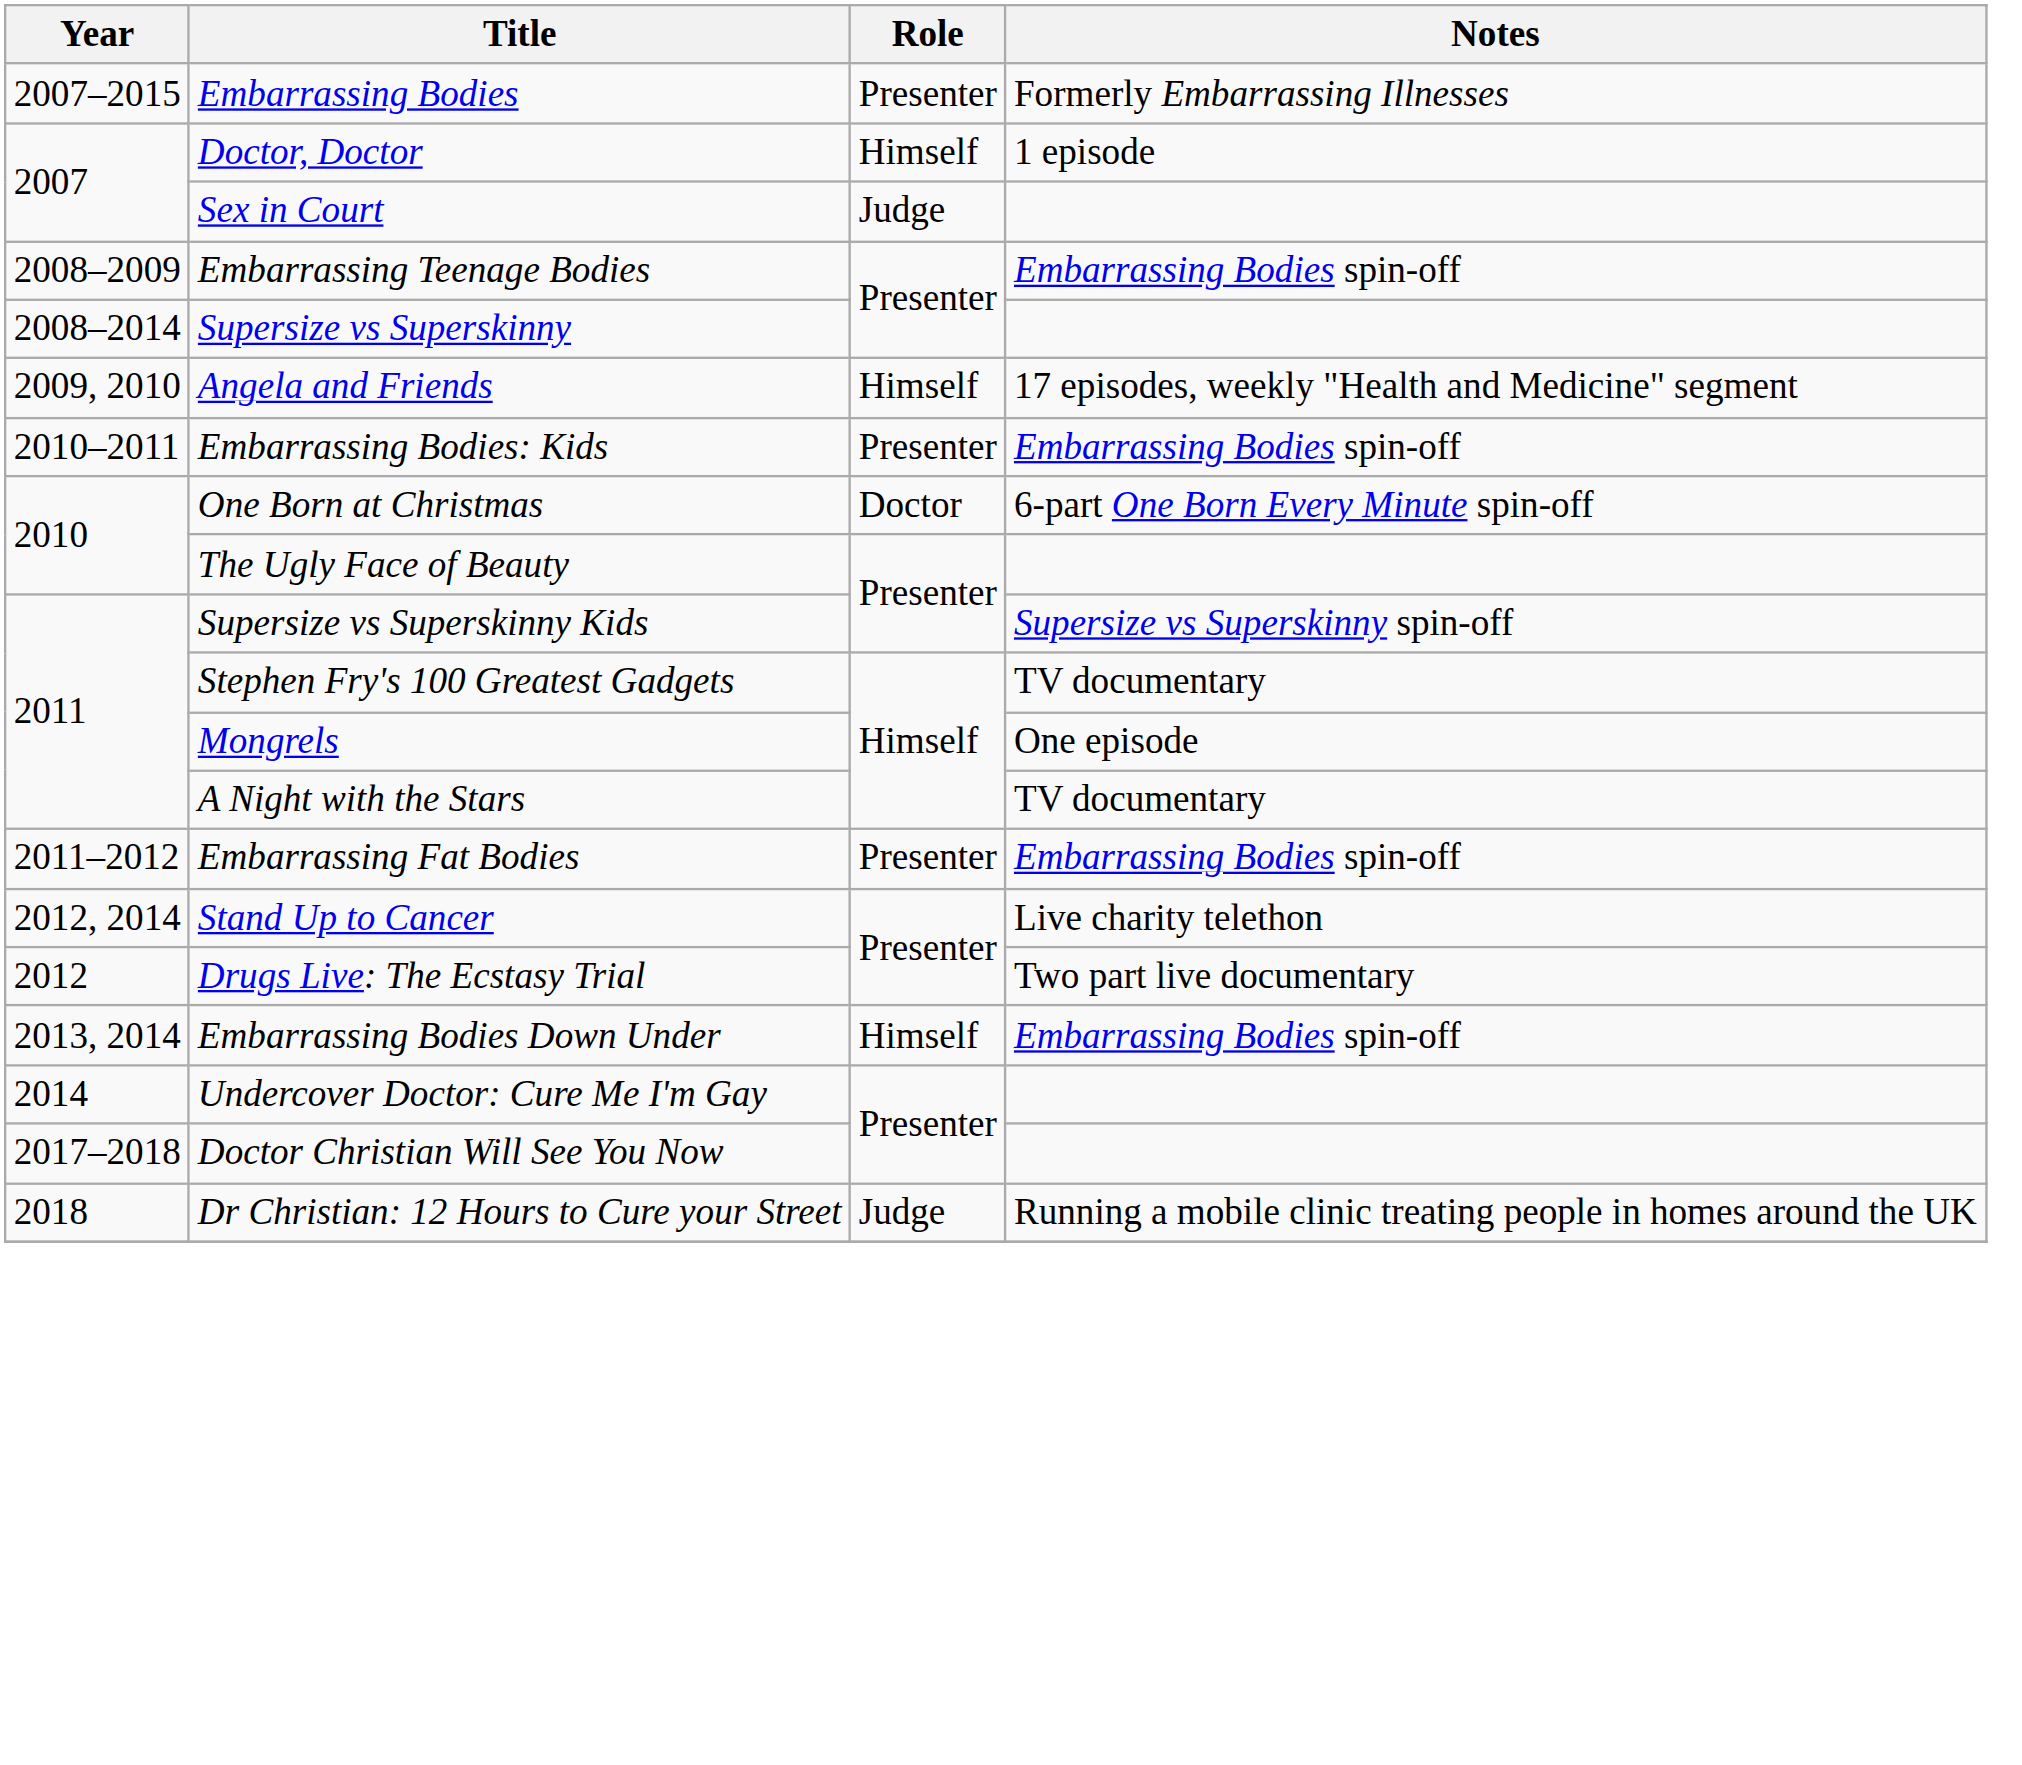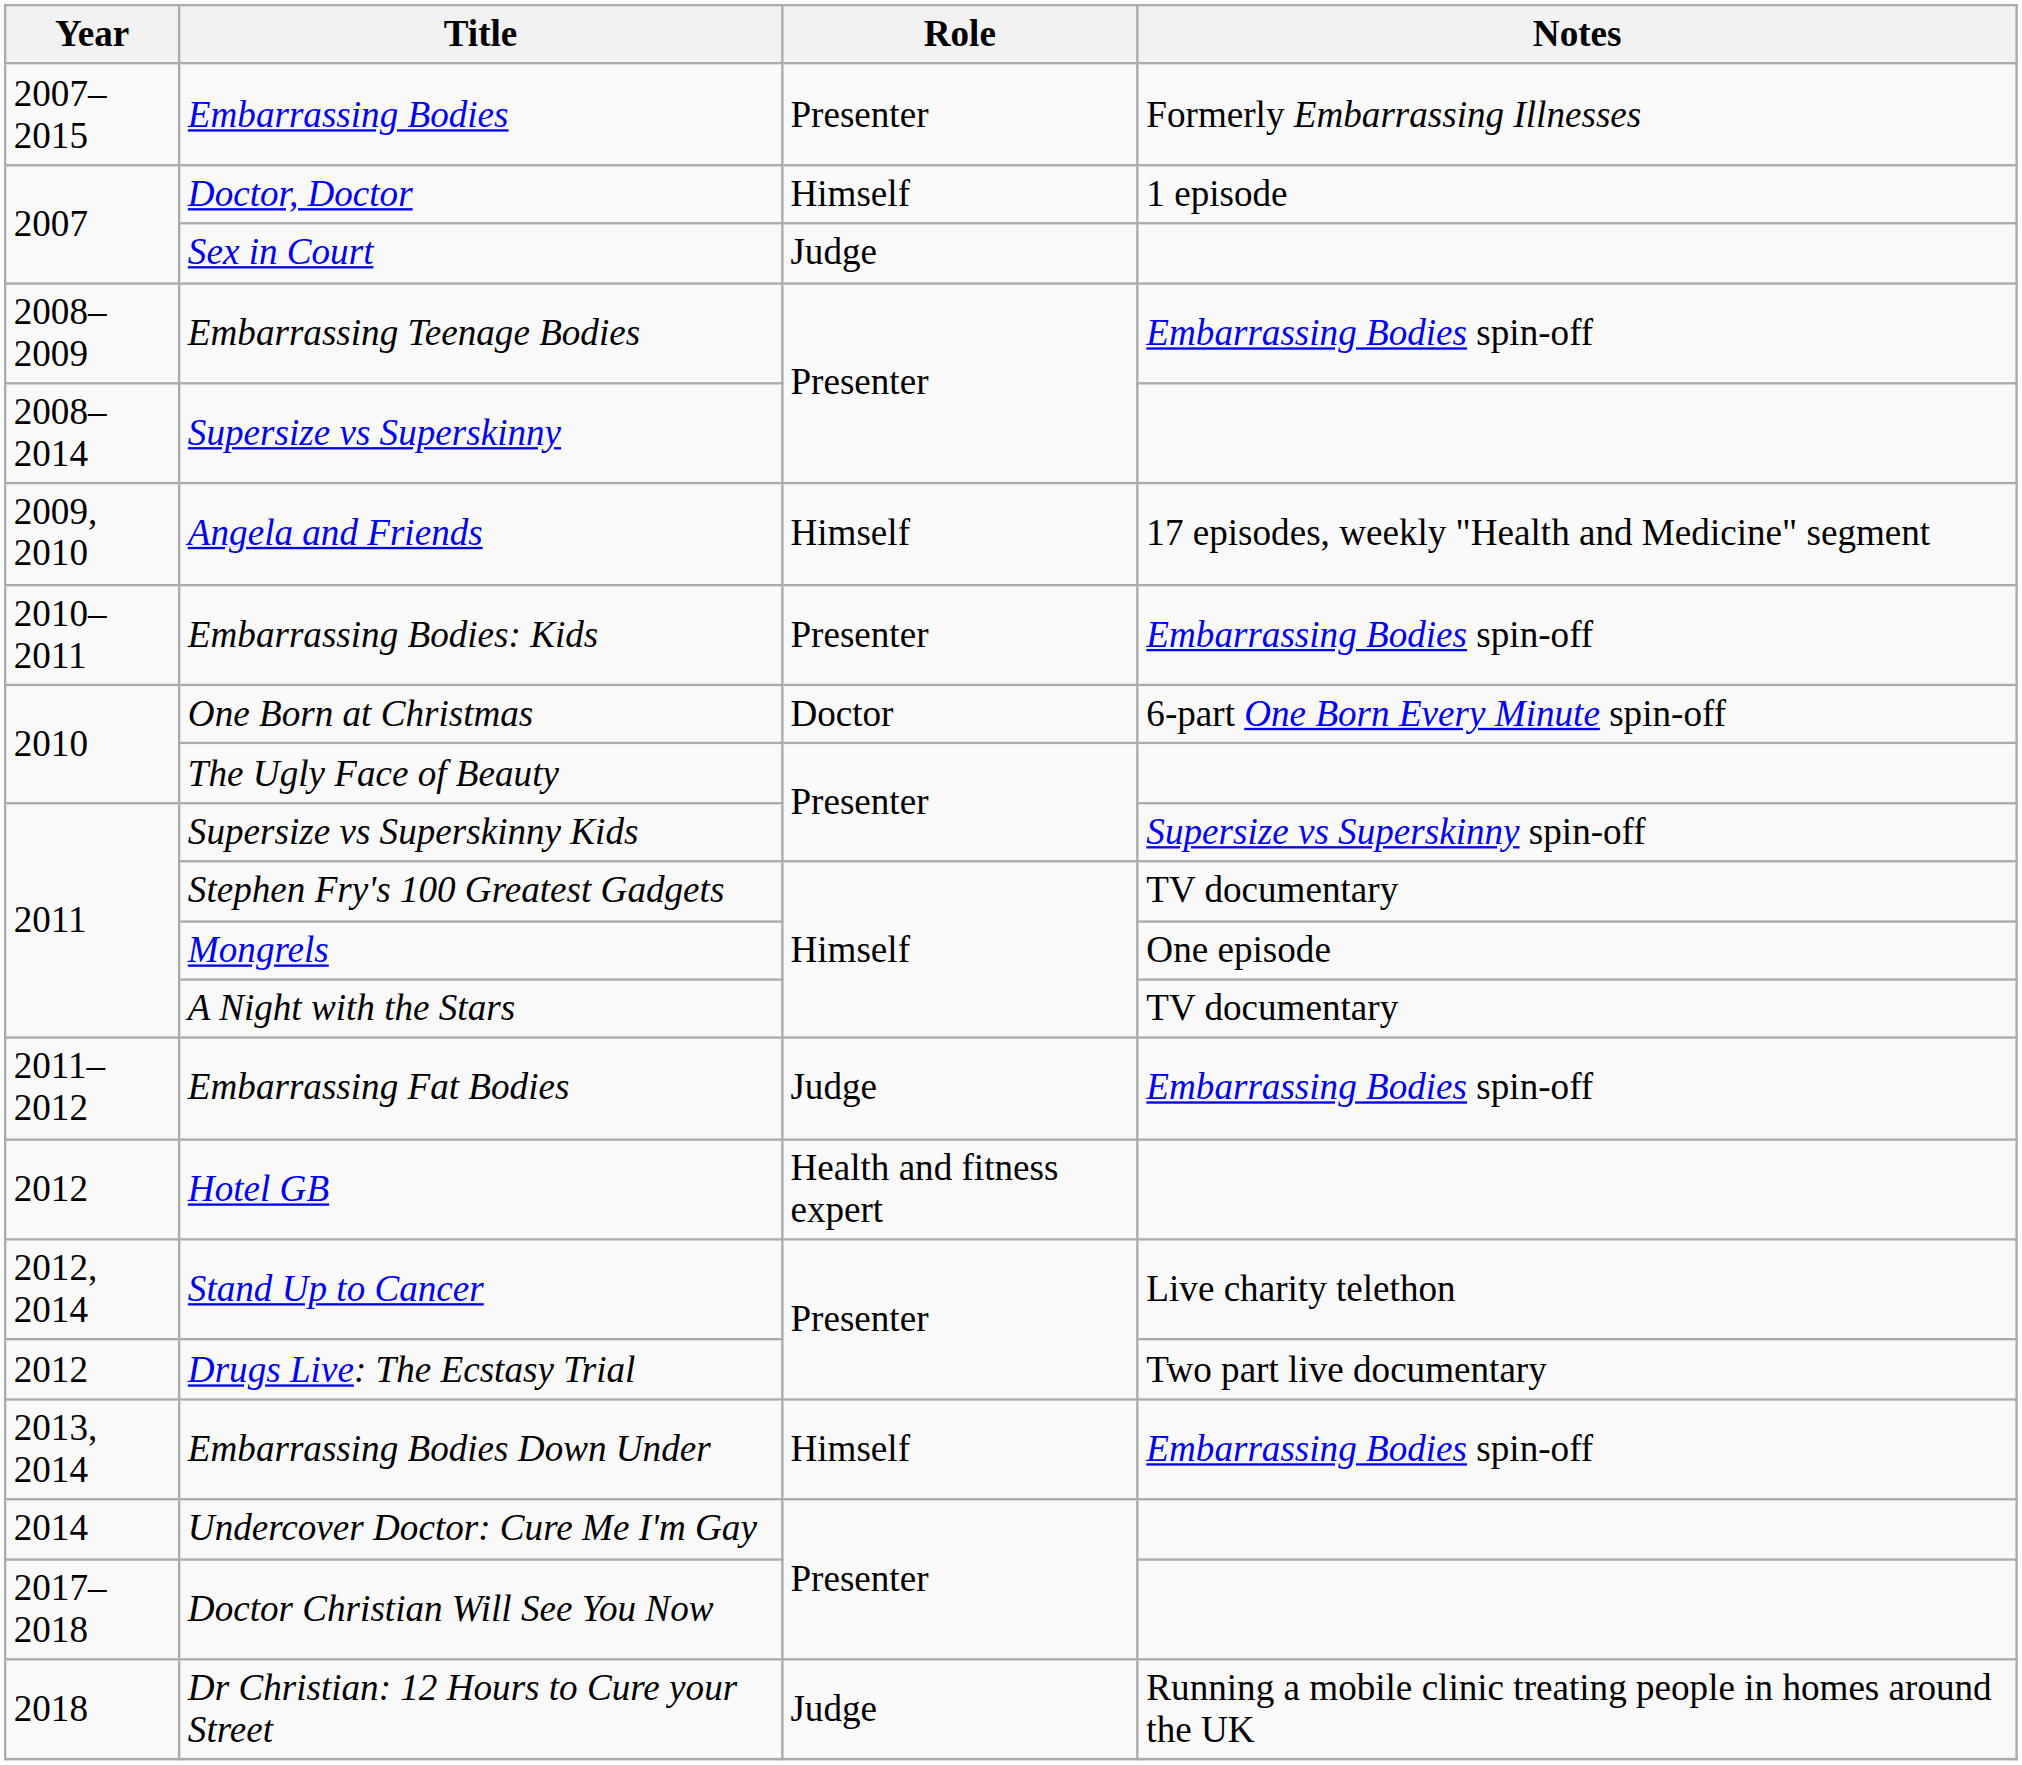(928, 858) Presenter -> (834, 1087) Judge
+ row: (258, 1188)
